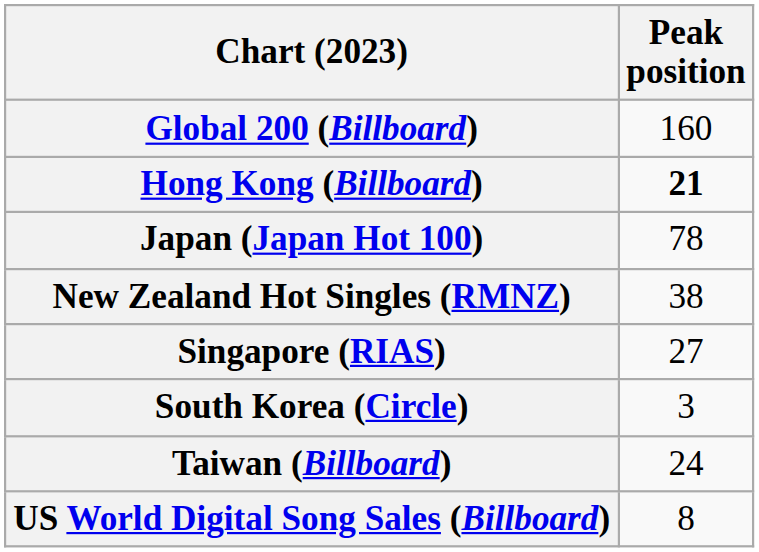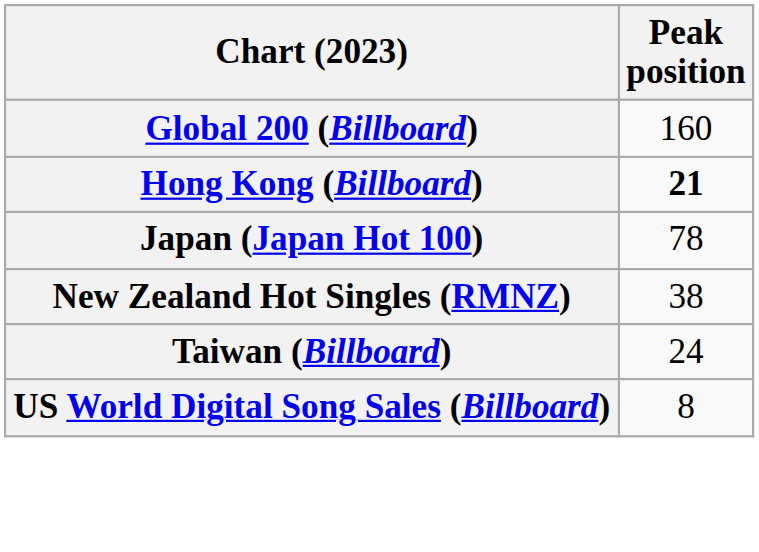- row: (312, 351)
- row: (312, 406)
